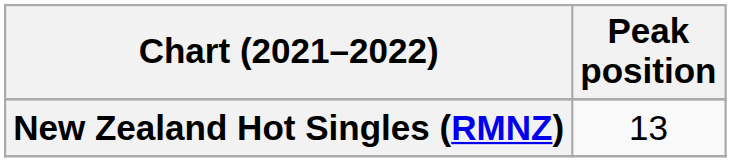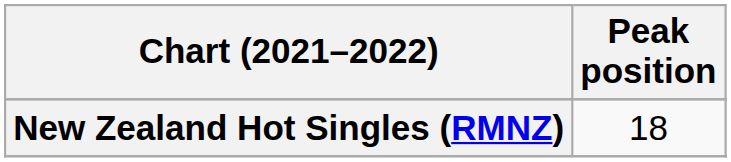(648, 127) 13 -> (648, 127) 18
